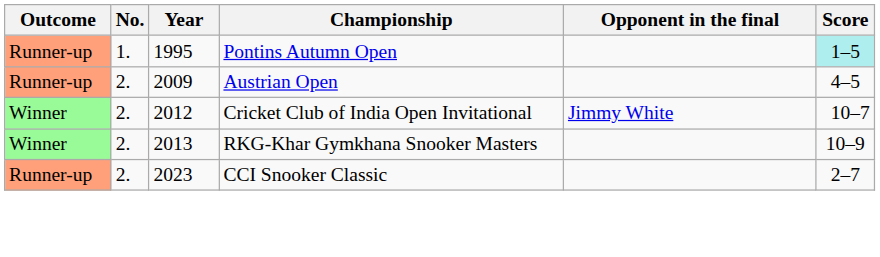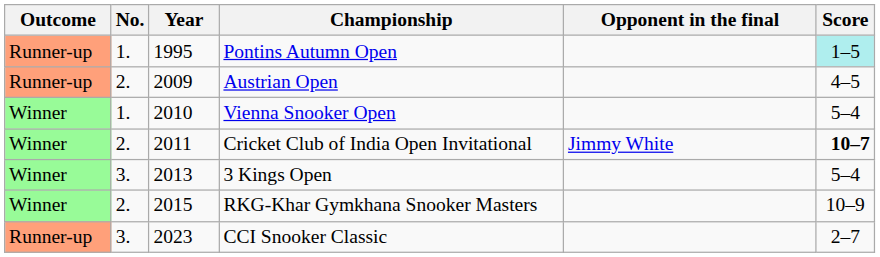+ row: (310, 112)
(173, 112) 2012 -> (173, 143) 2011
(850, 112) normal -> (850, 143) bold
+ row: (278, 174)
(173, 143) 2013 -> (173, 205) 2015
(123, 174) 2. -> (123, 236) 3.
